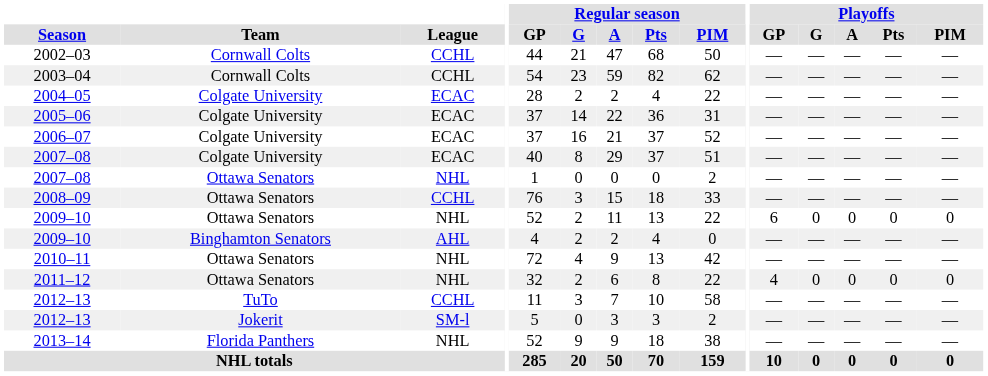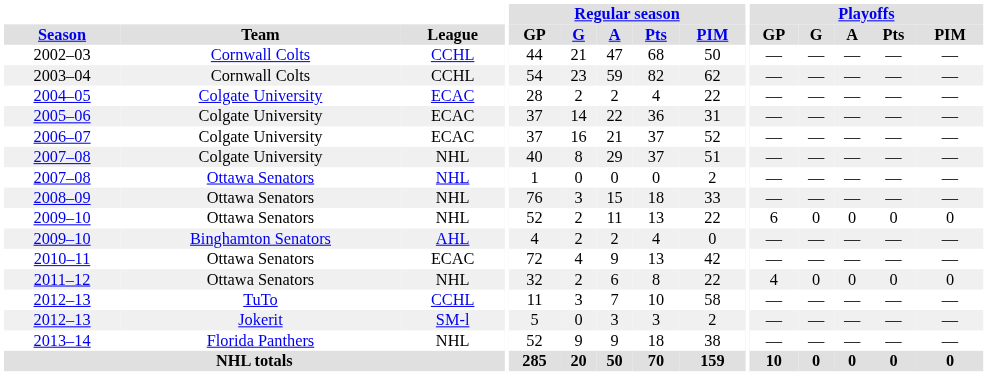(453, 156) ECAC -> (453, 156) NHL
(453, 197) CCHL -> (453, 197) NHL
(453, 258) NHL -> (453, 258) ECAC
